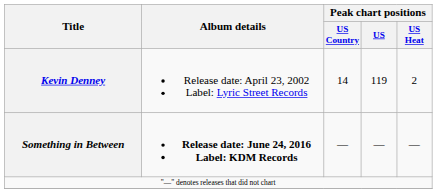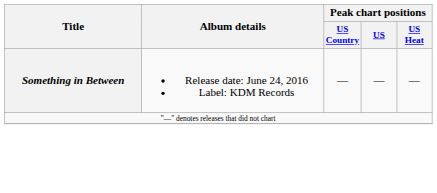- row: (73, 80)
(233, 151) bold -> (233, 87) normal
